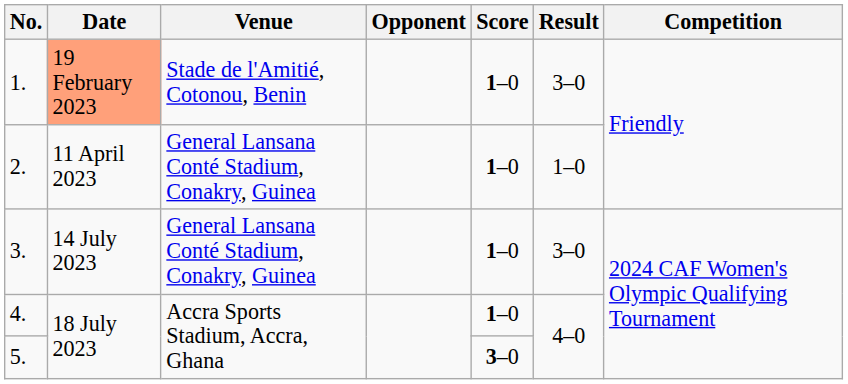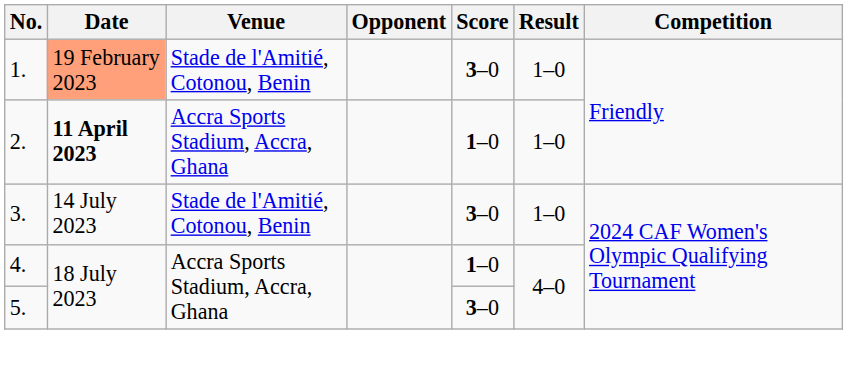(502, 81) 1–0 -> (482, 69) 3–0
(569, 81) 3–0 -> (549, 69) 1–0
(89, 166) normal -> (90, 141) bold
(241, 166) General Lansana Conté Stadium, Conakry, Guinea -> (241, 141) Accra Sports Stadium, Accra, Ghana
(241, 251) General Lansana Conté Stadium, Conakry, Guinea -> (250, 214) Stade de l'Amitié, Cotonou, Benin
(502, 251) 1–0 -> (482, 214) 3–0
(569, 251) 3–0 -> (549, 214) 1–0
